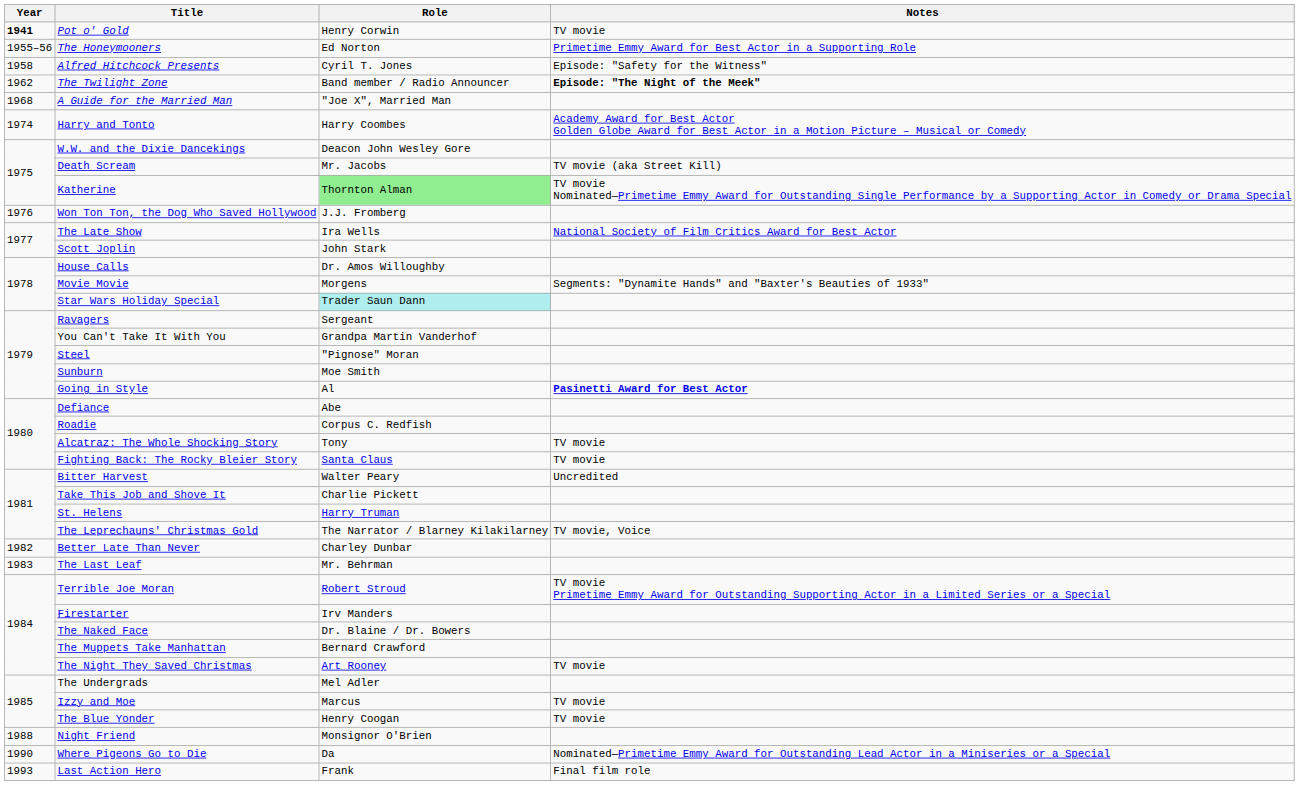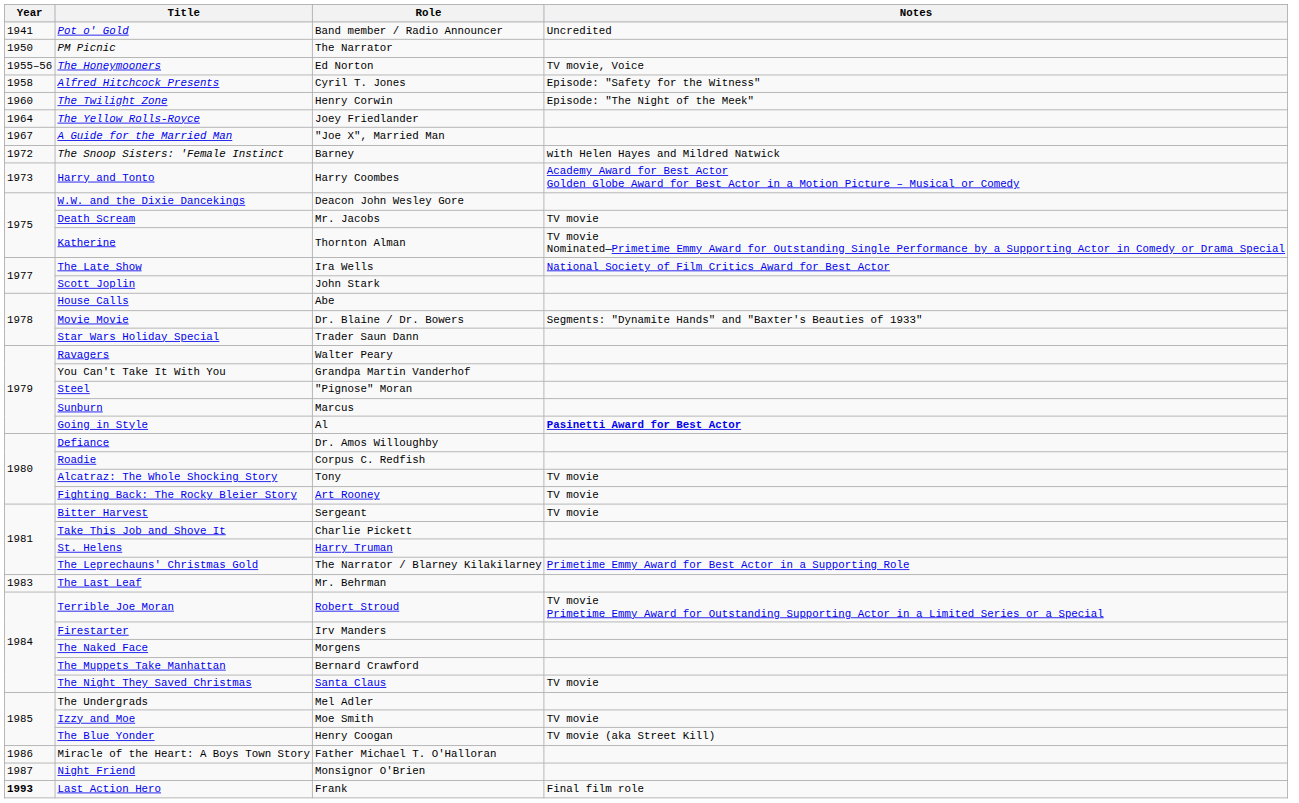(20, 31) bold -> (20, 31) normal
(360, 31) Henry Corwin -> (409, 31) Band member / Radio Announcer
(579, 31) TV movie -> (579, 31) Uncredited
+ row: (87, 48)
(735, 48) Primetime Emmy Award for Best Actor in a Supporting Role -> (595, 66) TV movie, Voice
(20, 84) 1962 -> (20, 101) 1960
(415, 84) Band member / Radio Announcer -> (354, 101) Henry Corwin
(657, 84) bold -> (650, 101) normal
+ row: (129, 119)
(20, 101) 1968 -> (20, 136) 1967
+ row: (171, 154)
(20, 125) 1974 -> (20, 178) 1973
(638, 166) TV movie (aka Street Kill) -> (573, 219) TV movie
(367, 190) lightgreen background -> (360, 243) no background
- row: (187, 214)
(383, 267) Dr. Amos Willoughby -> (325, 302) Abe
(344, 284) Morgens -> (390, 319) Dr. Blaine / Dr. Bowers
(373, 302) paleturquoise background -> (367, 337) no background
(347, 319) Sergeant -> (354, 355) Walter Peary
(351, 372) Moe Smith -> (335, 407) Marcus
(331, 407) Abe -> (377, 443) Dr. Amos Willoughby
(357, 460) Santa Claus -> (347, 495) Art Rooney
(360, 478) Walter Peary -> (341, 513) Sergeant
(586, 478) Uncredited -> (573, 513) TV movie
(602, 531) TV movie, Voice -> (728, 566) Primetime Emmy Award for Best Actor in a Supporting Role
- row: (129, 548)
(396, 631) Dr. Blaine / Dr. Bowers -> (338, 648) Morgens
(354, 666) Art Rooney -> (351, 684) Santa Claus
(341, 701) Marcus -> (344, 719) Moe Smith
(579, 719) TV movie -> (631, 736) TV movie (aka Street Kill)
+ row: (184, 754)
(20, 736) 1988 -> (20, 772) 1987
- row: (132, 754)
(20, 772) normal -> (20, 789) bold
